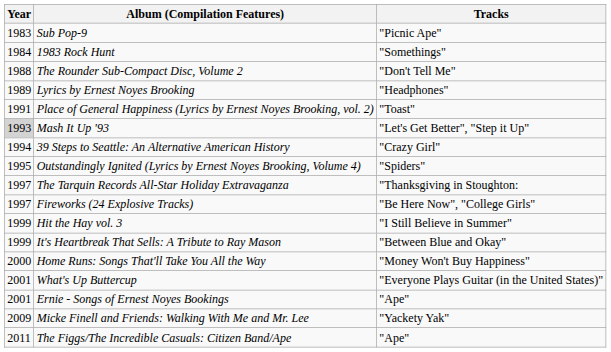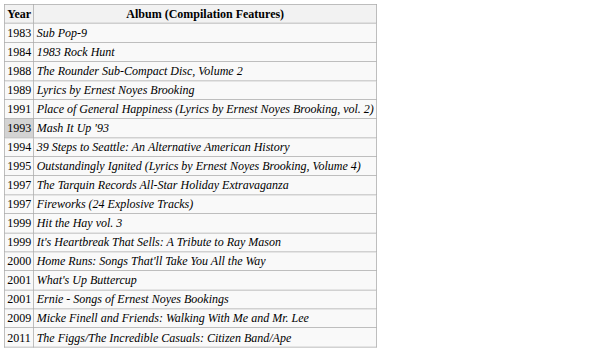- column: (491, 14)
